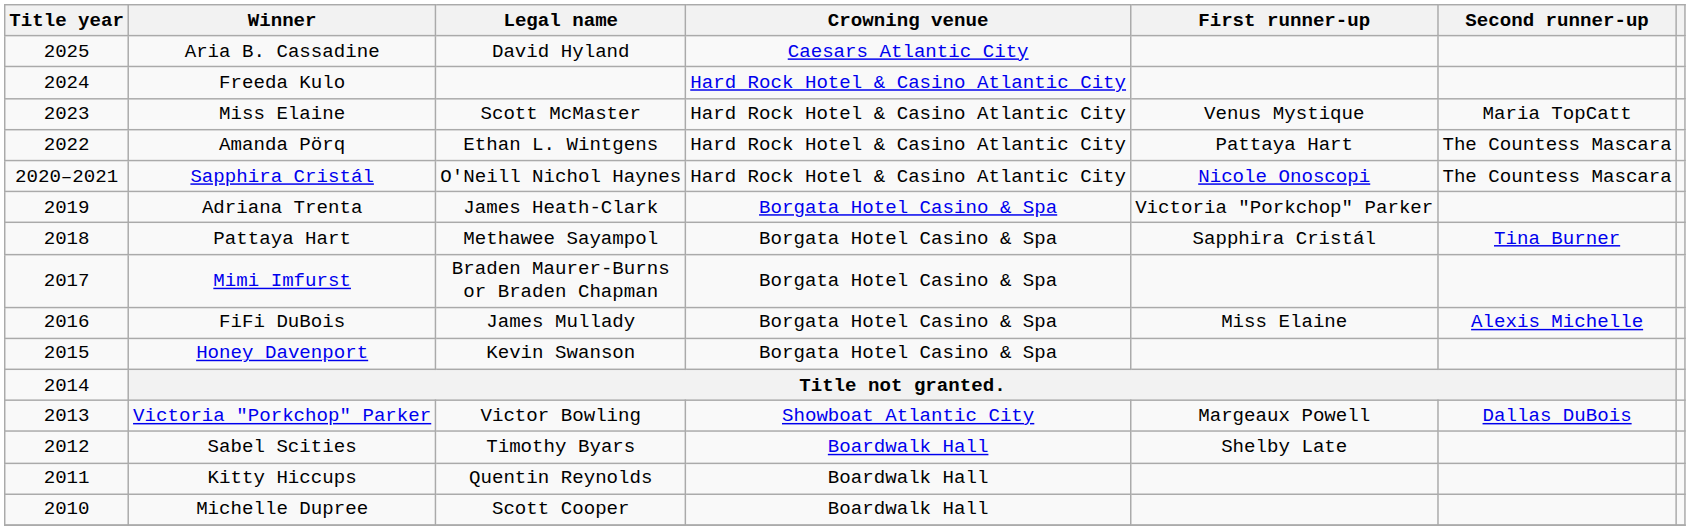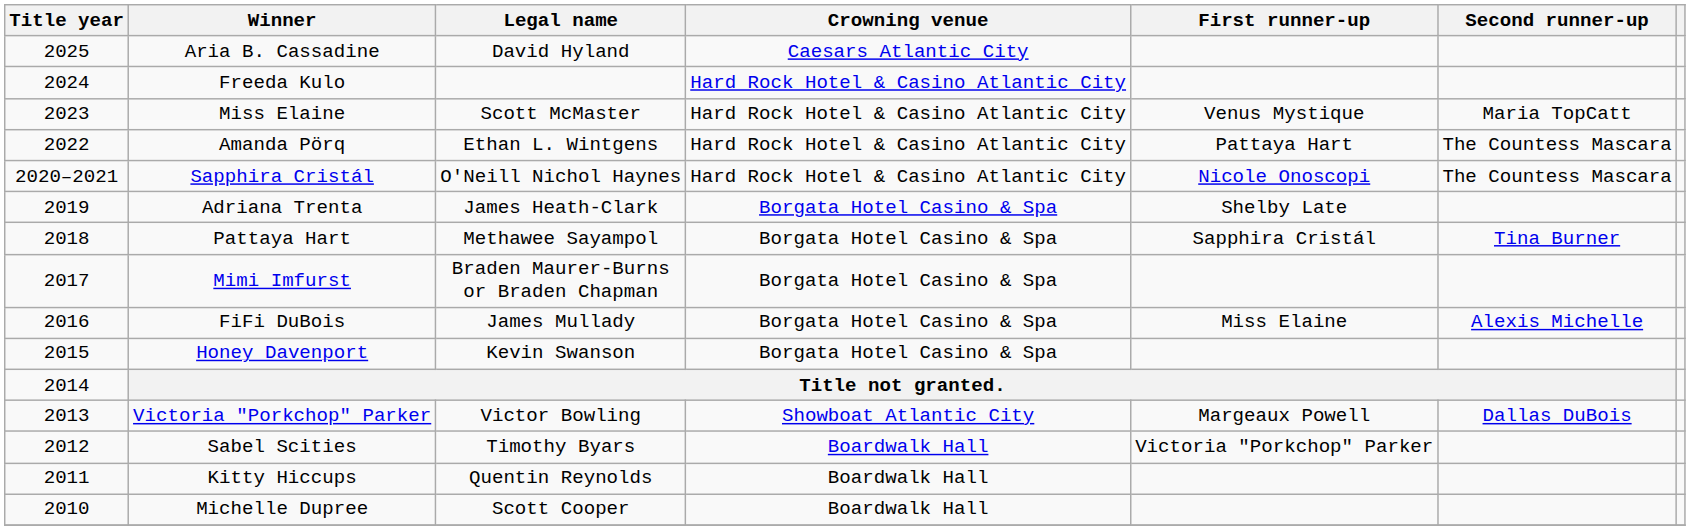(1284, 207) Victoria "Porkchop" Parker -> (1284, 207) Shelby Late
(1284, 447) Shelby Late -> (1284, 447) Victoria "Porkchop" Parker
